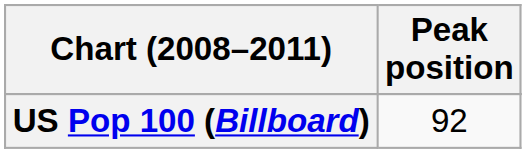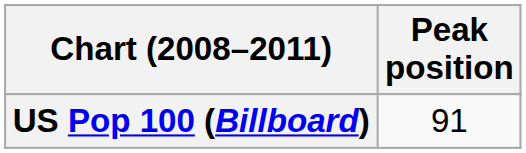(449, 120) 92 -> (449, 120) 91
